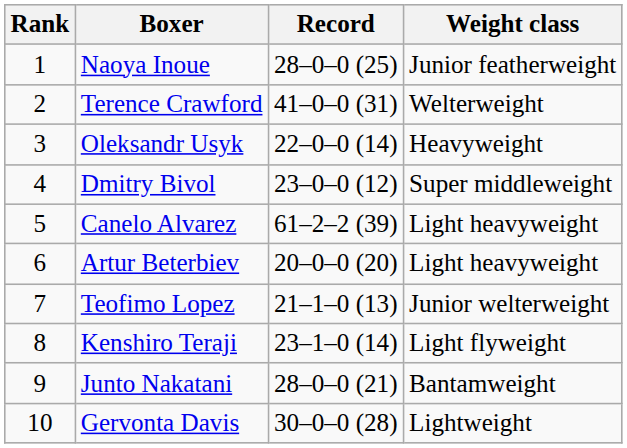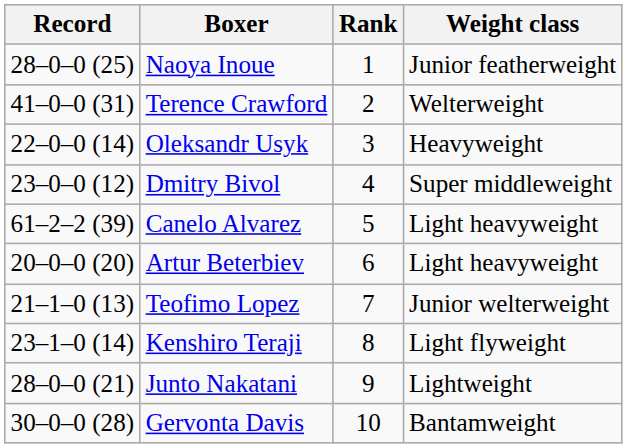columns swapped: (40, 24) <-> (336, 24)
(482, 382) Bantamweight -> (471, 382) Lightweight
(471, 422) Lightweight -> (482, 422) Bantamweight
